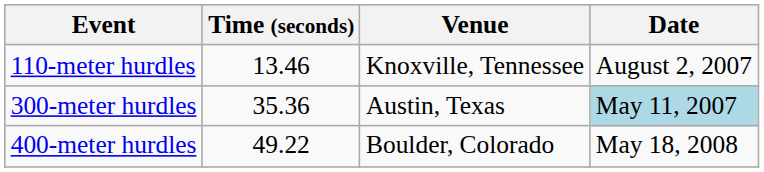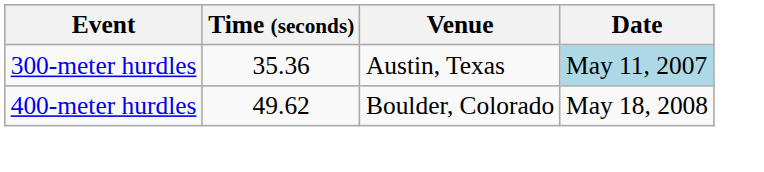- row: (103, 65)
(281, 145) 49.22 -> (281, 105) 49.62
